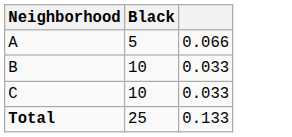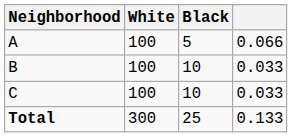+ column: (151, 17)
